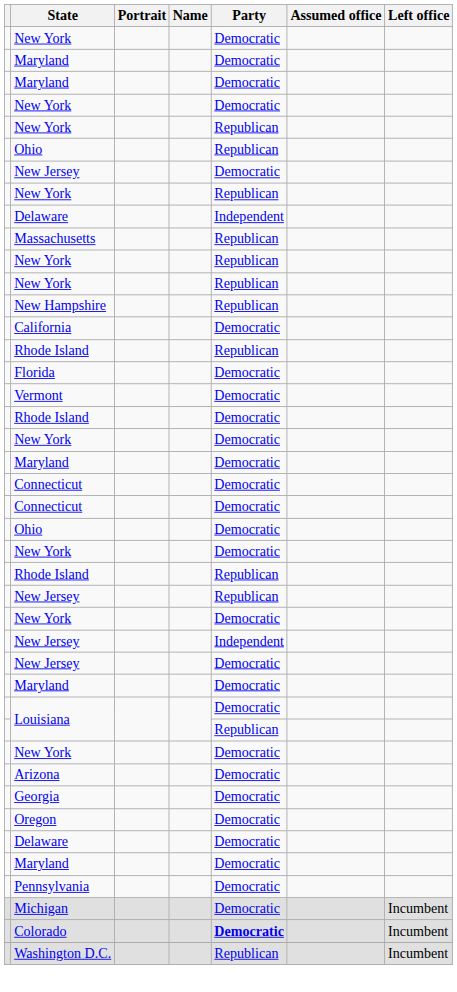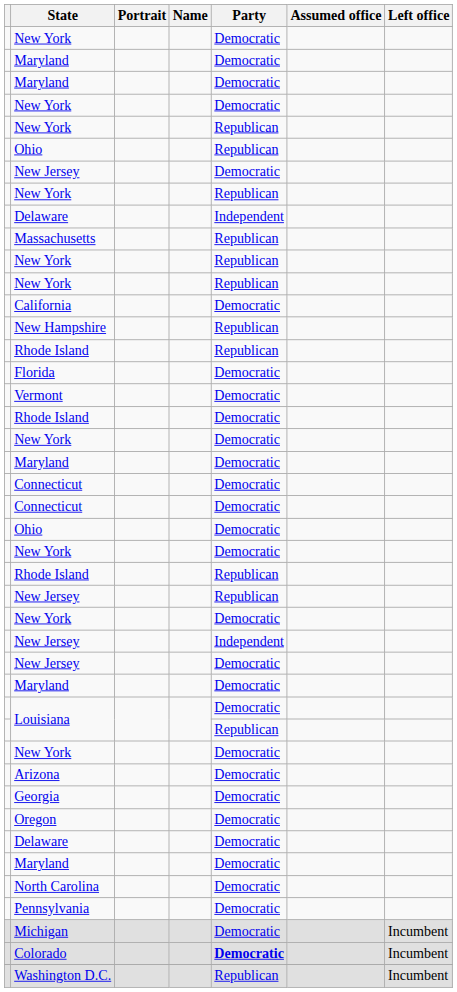rows swapped: (8, 328) <-> (8, 306)
+ row: (8, 886)
